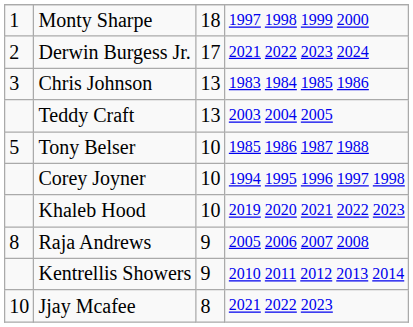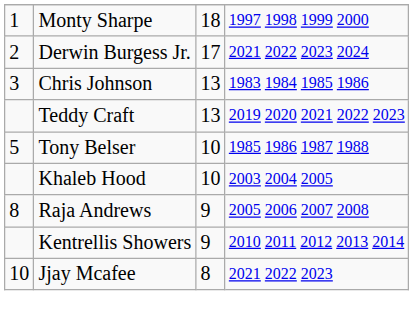(281, 115) 2003 2004 2005 -> (317, 115) 2019 2020 2021 2022 2023
- row: (92, 178)
(317, 210) 2019 2020 2021 2022 2023 -> (281, 178) 2003 2004 2005
